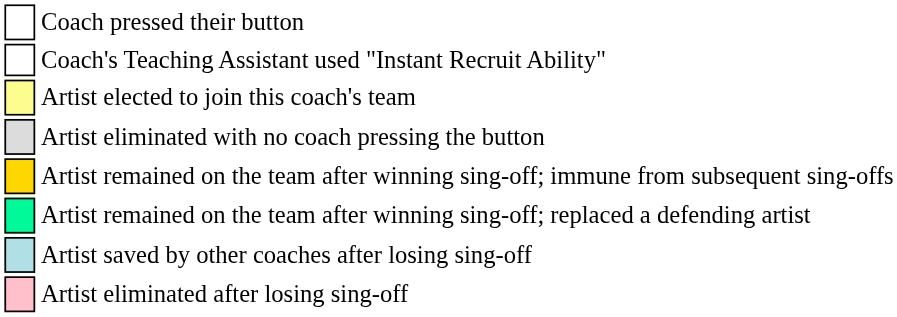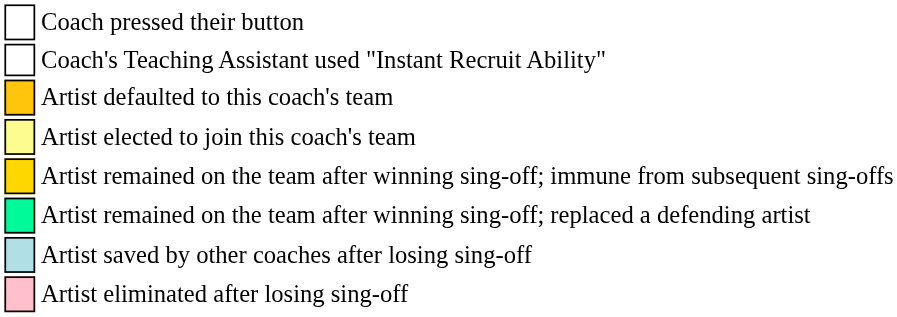+ row: (217, 97)
- row: (293, 136)
